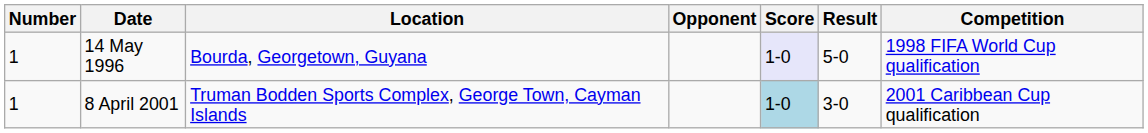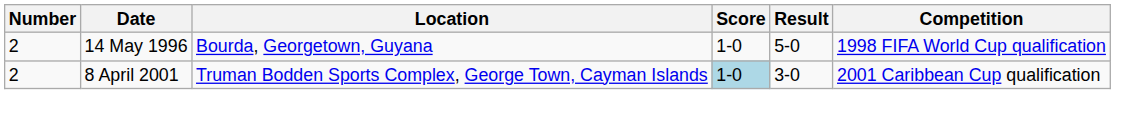- column: (714, 18)
(14, 56) 1 -> (14, 46) 2
(778, 56) lavender background -> (729, 46) no background
(14, 104) 1 -> (14, 74) 2
